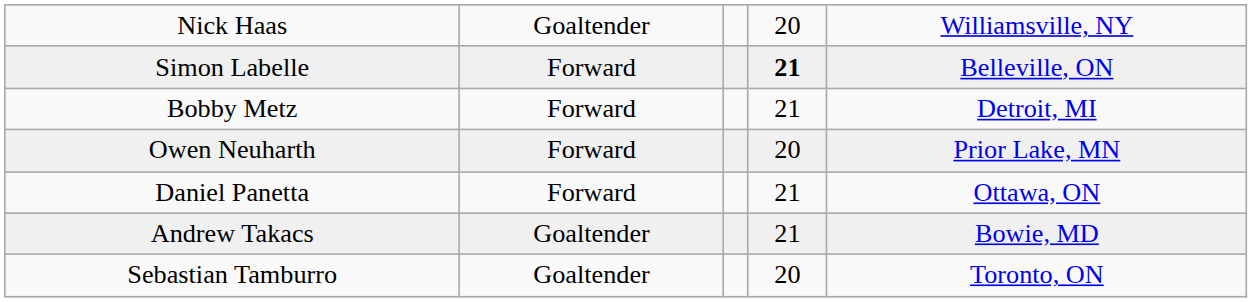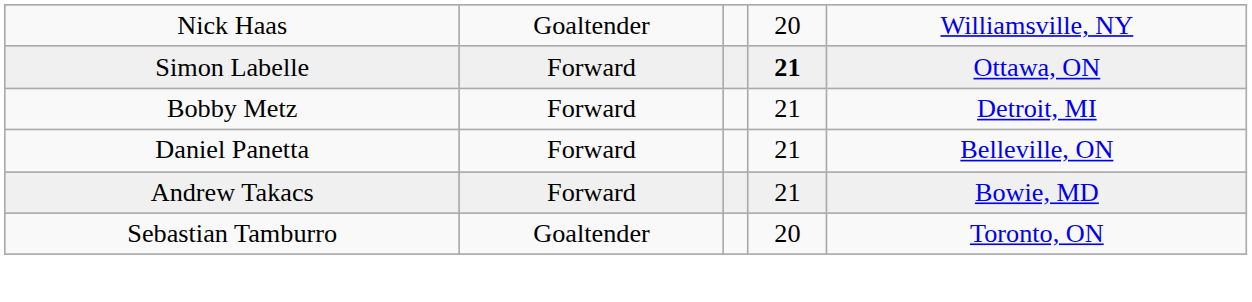(1037, 66) Belleville, ON -> (1037, 66) Ottawa, ON
- row: (232, 150)
(1037, 191) Ottawa, ON -> (1037, 150) Belleville, ON
(592, 233) Goaltender -> (592, 191) Forward
